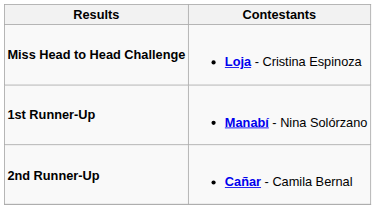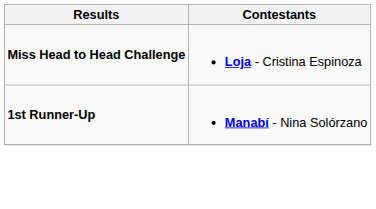- row: (53, 175)
